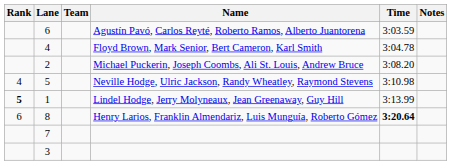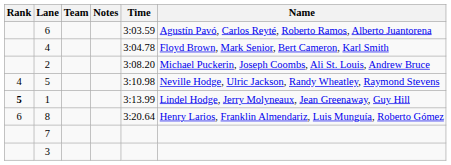columns swapped: (235, 13) <-> (432, 13)
(398, 117) bold -> (139, 117) normal
